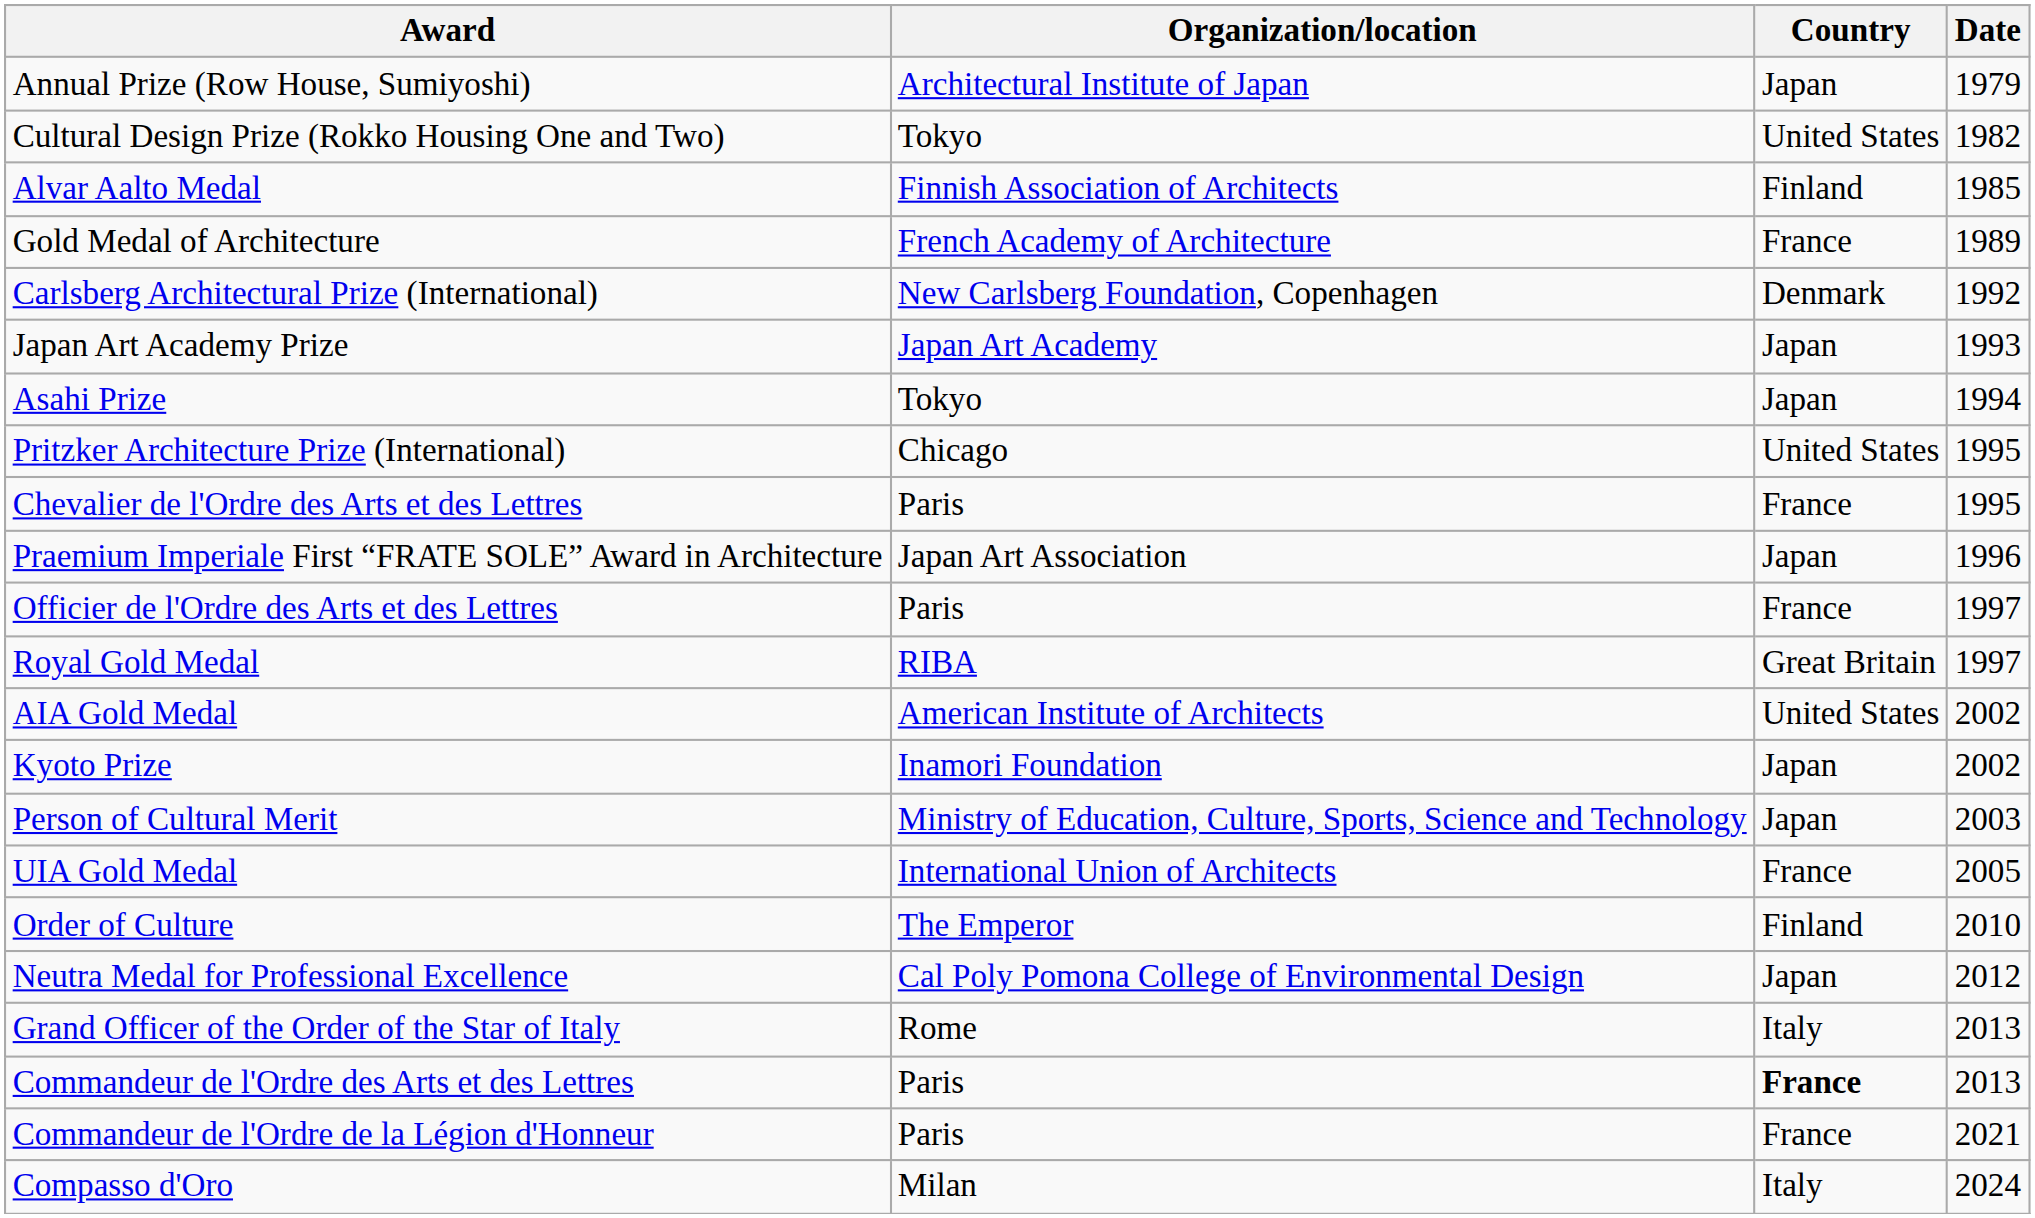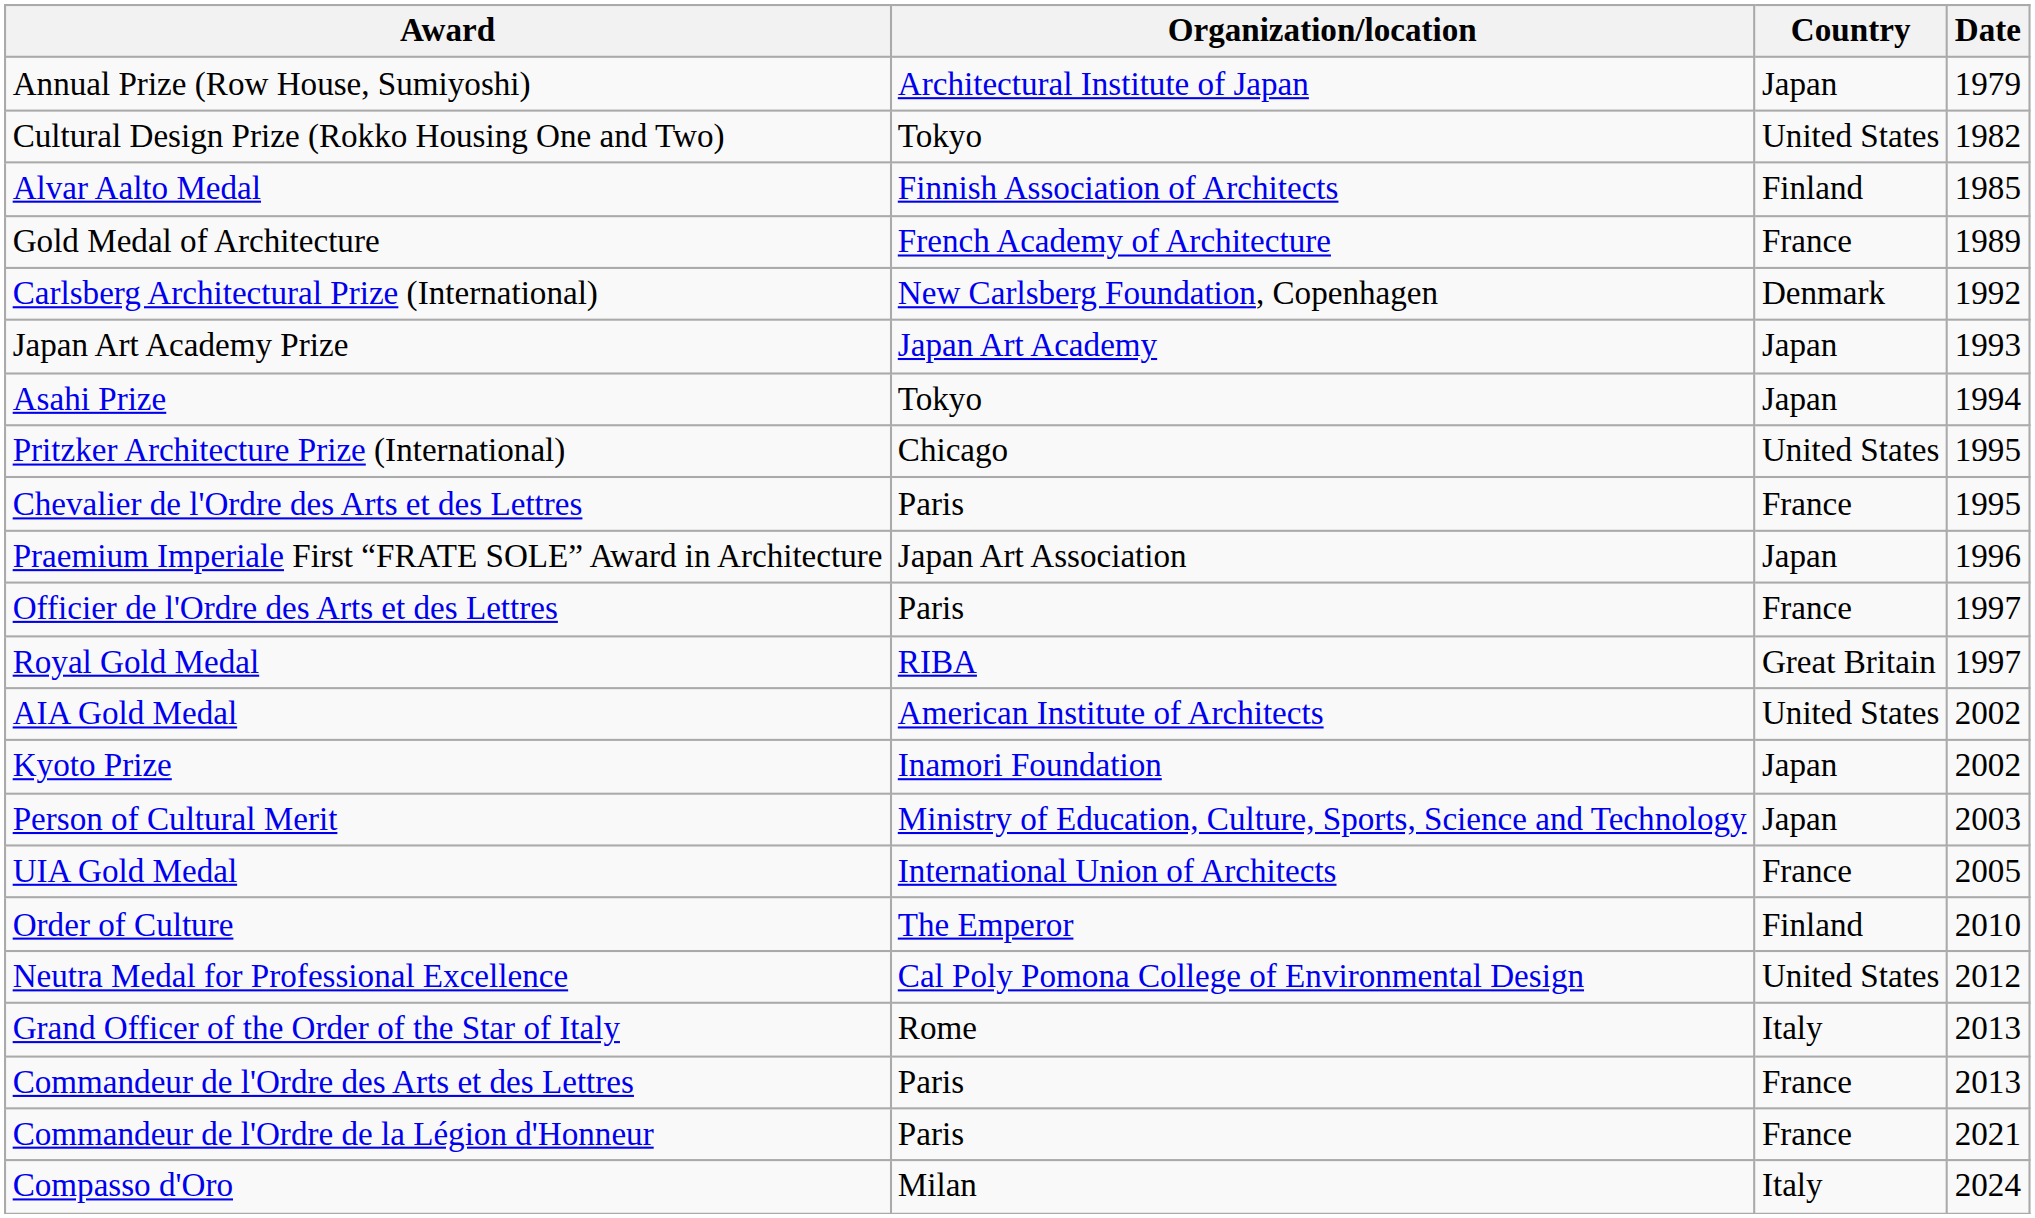(1800, 976) Japan -> (1851, 976) United States
(1812, 1081) bold -> (1807, 1081) normal
